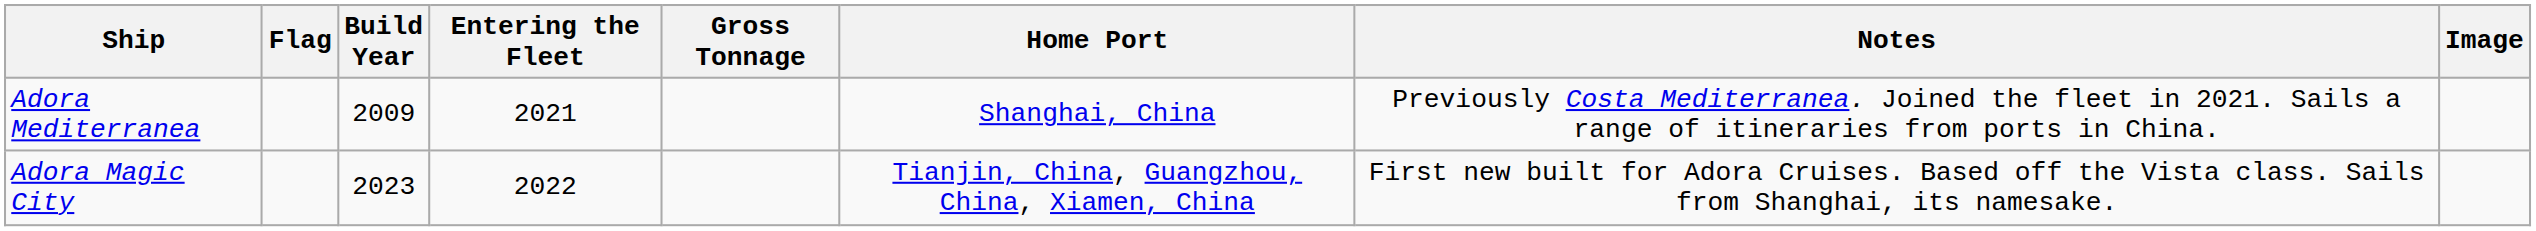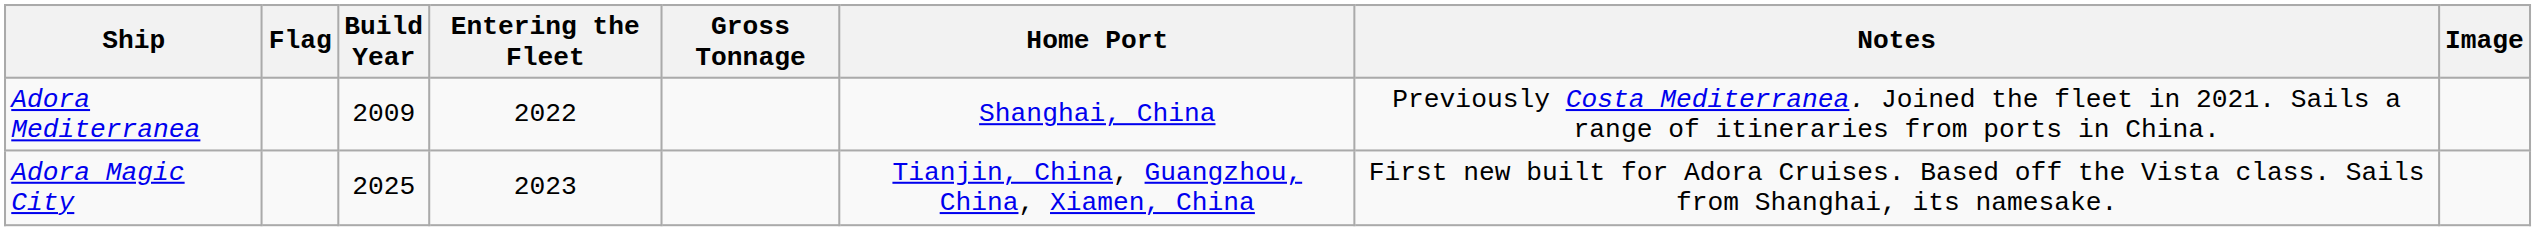(545, 115) 2021 -> (545, 115) 2022
(384, 188) 2023 -> (384, 188) 2025
(545, 188) 2022 -> (545, 188) 2023
